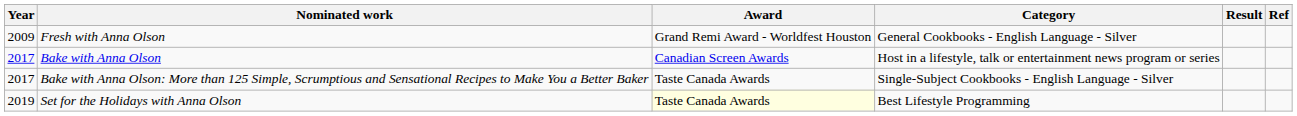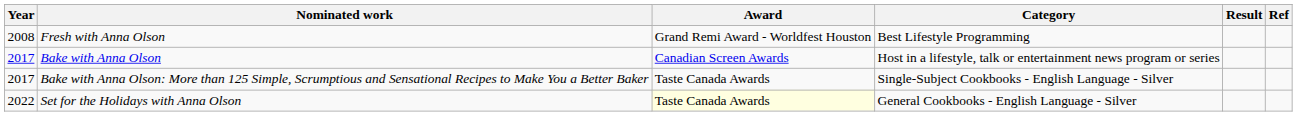(21, 36) 2009 -> (21, 36) 2008
(1007, 36) General Cookbooks - English Language - Silver -> (954, 36) Best Lifestyle Programming
(21, 100) 2019 -> (21, 100) 2022
(954, 100) Best Lifestyle Programming -> (1007, 100) General Cookbooks - English Language - Silver
